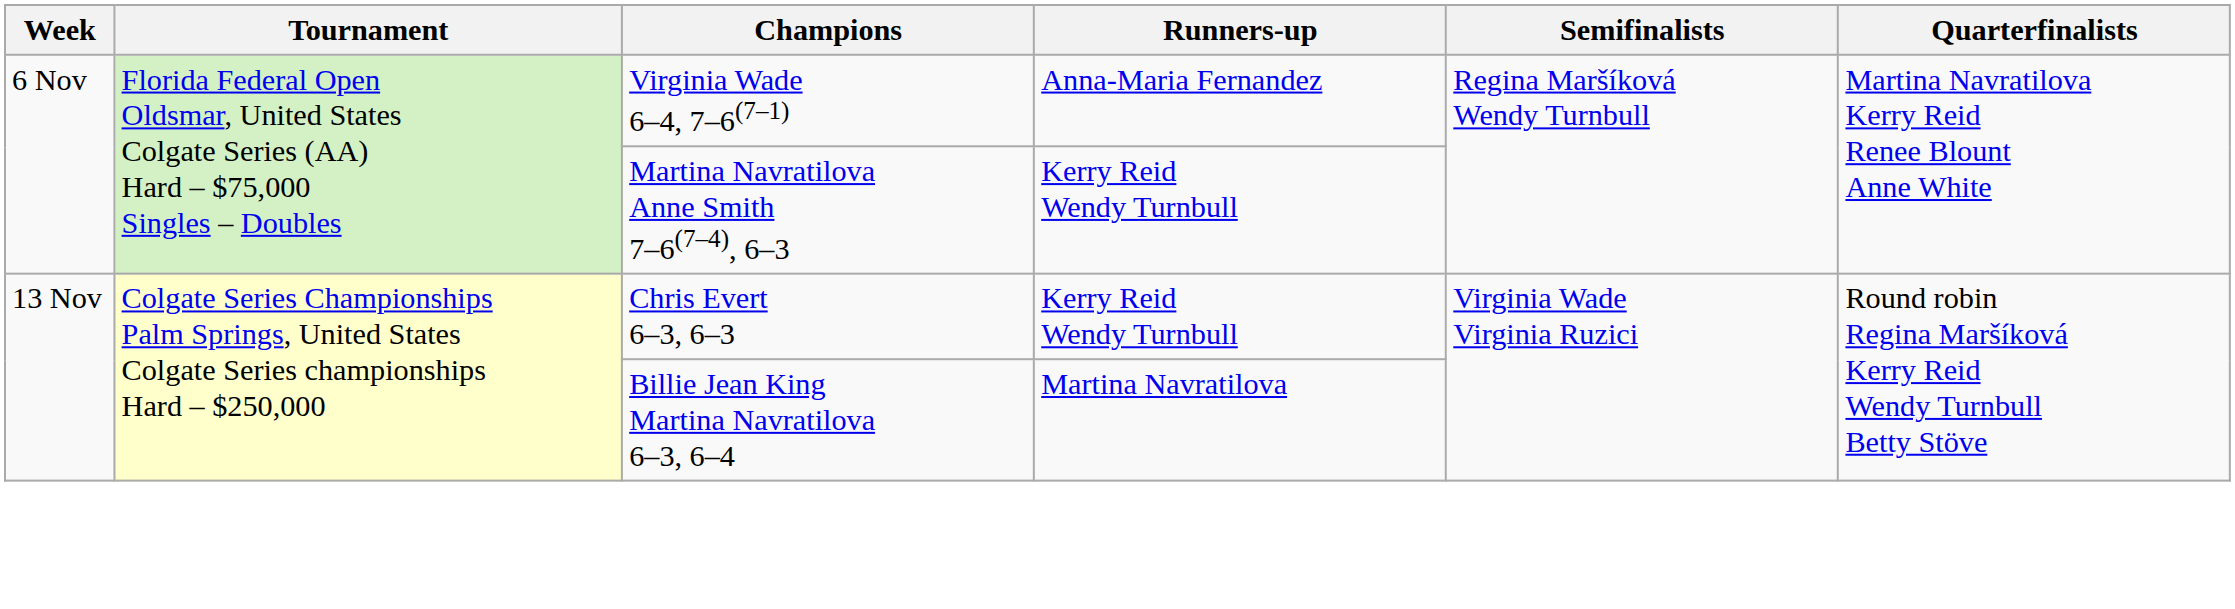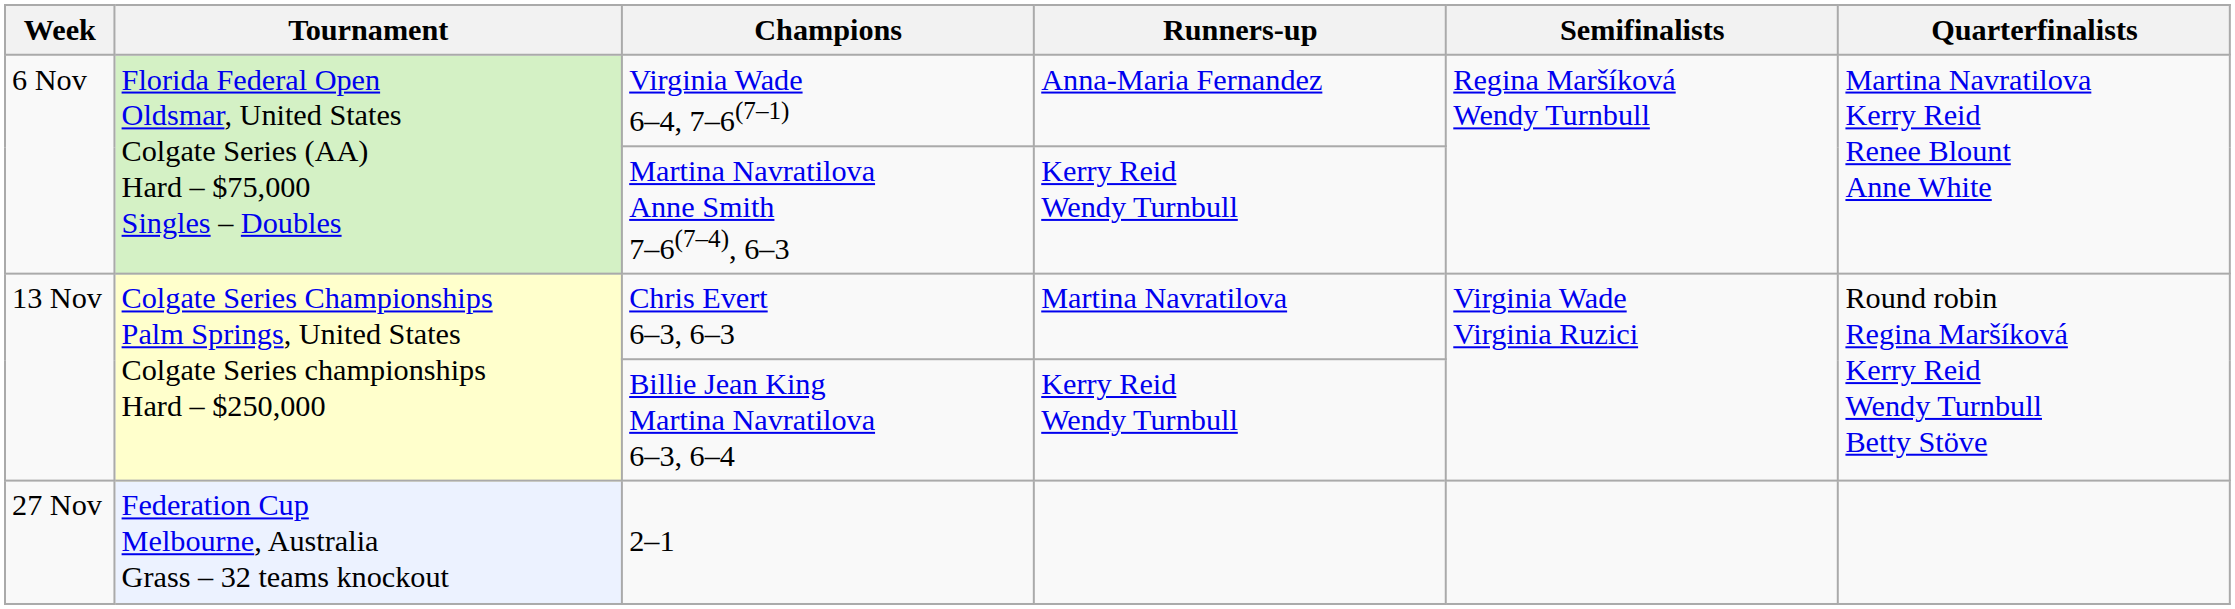(1140, 316) Kerry Reid Wendy Turnbull -> (1164, 298) Martina Navratilova
(1164, 384) Martina Navratilova -> (1140, 402) Kerry Reid Wendy Turnbull
+ row: (652, 541)
